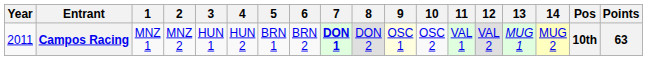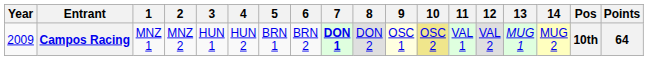(20, 39) 2011 -> (21, 39) 2009
(432, 39) no background -> (433, 39) khaki background
(621, 39) 63 -> (622, 39) 64
